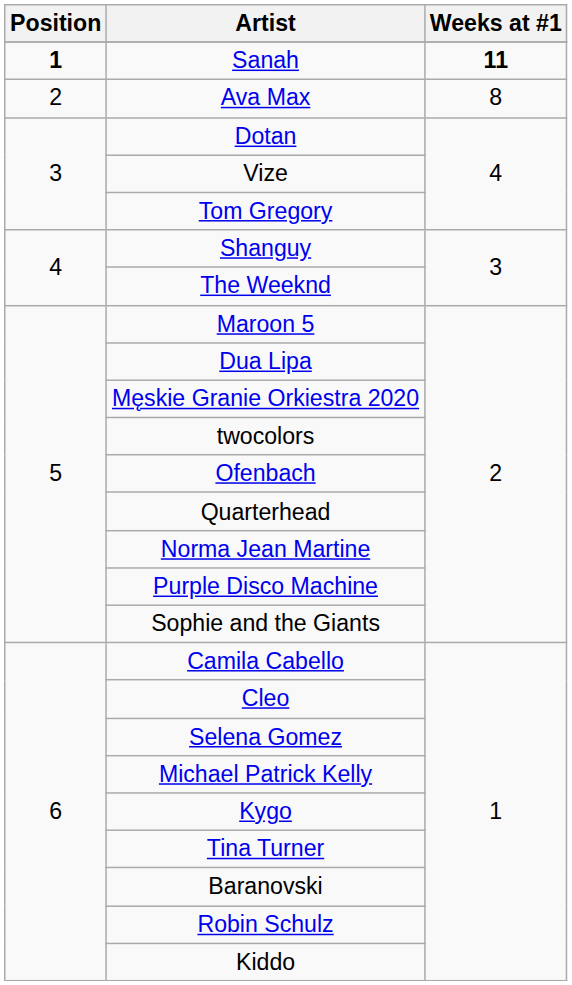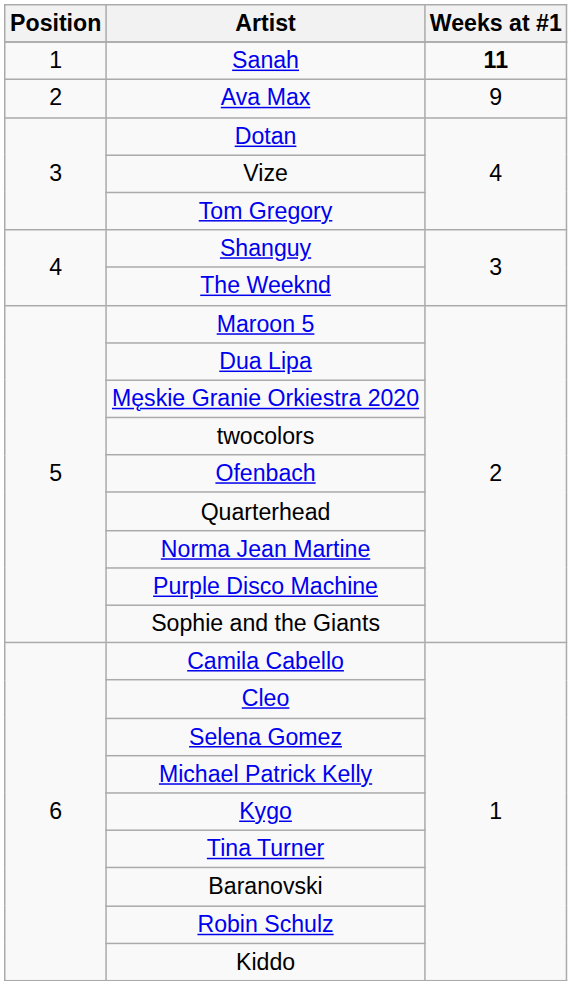(56, 60) bold -> (56, 60) normal
(496, 97) 8 -> (496, 97) 9
